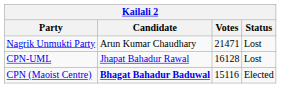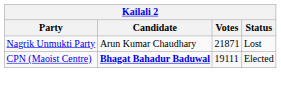(227, 43) 21471 -> (227, 43) 21871
- row: (29, 59)
(227, 75) 15116 -> (227, 59) 19111
